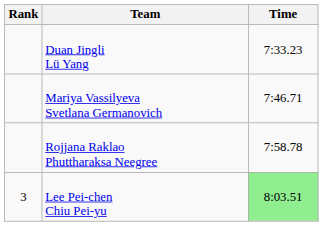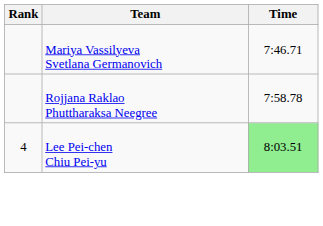- row: (75, 56)
(23, 196) 3 -> (23, 147) 4
